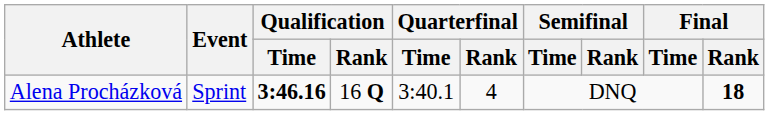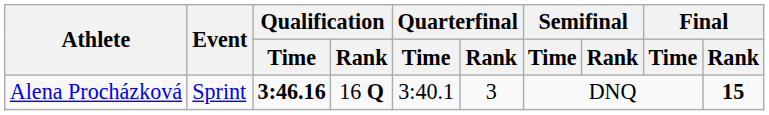(491, 92) 4 -> (491, 92) 3
(733, 92) 18 -> (733, 92) 15
